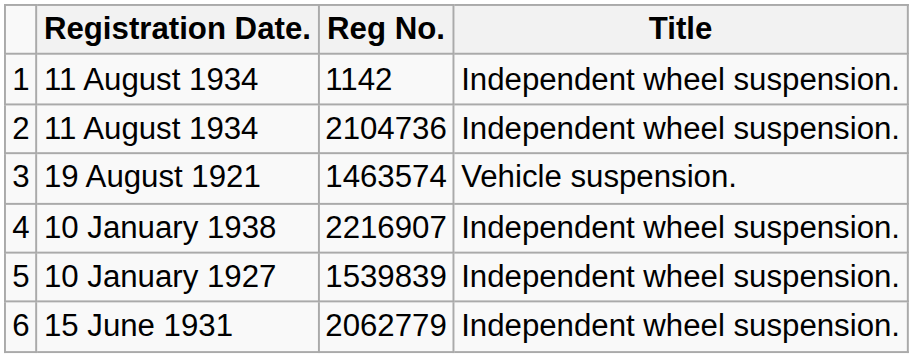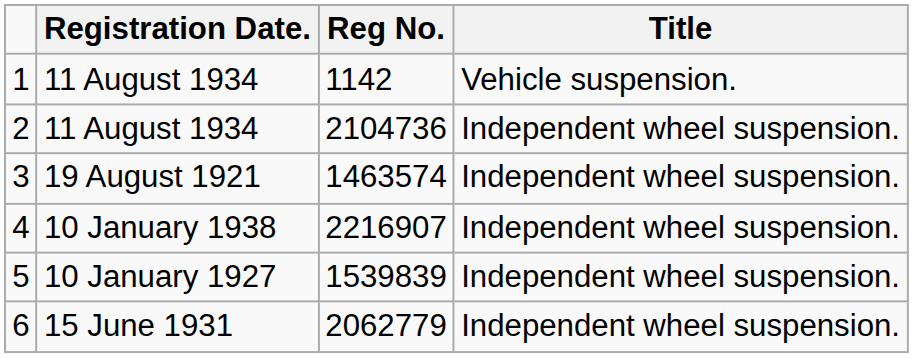(681, 78) Independent wheel suspension. -> (599, 78) Vehicle suspension.
(599, 177) Vehicle suspension. -> (681, 177) Independent wheel suspension.
